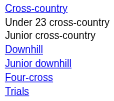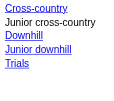- row: (57, 22)
- row: (29, 78)
